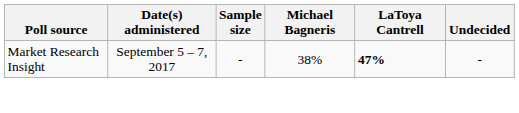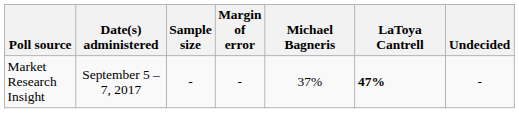+ column: (240, 30)
(310, 59) 38% -> (310, 81) 37%
